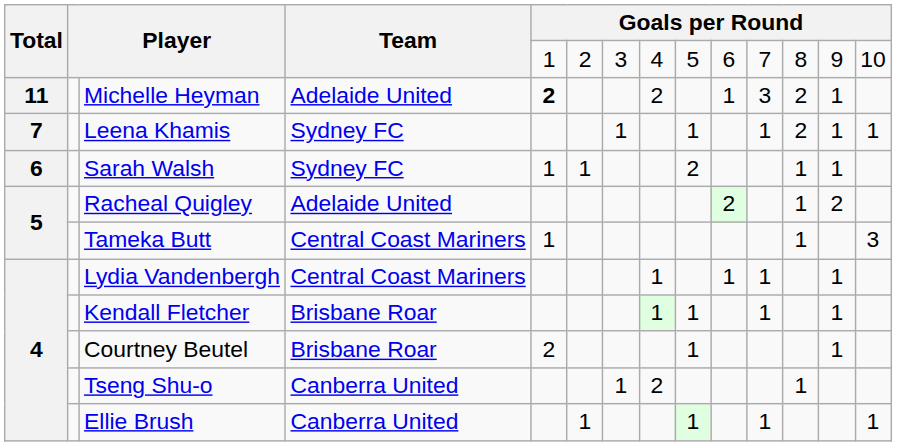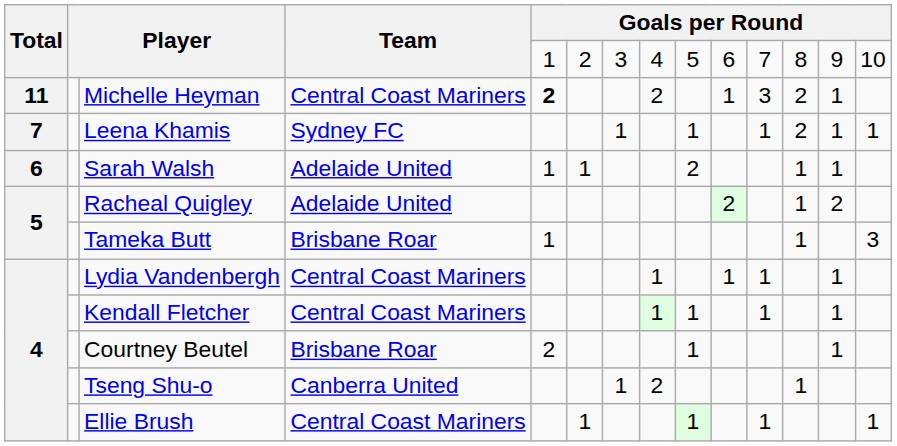(371, 95) Adelaide United -> (408, 95) Central Coast Mariners
(347, 167) Sydney FC -> (371, 167) Adelaide United
(408, 240) Central Coast Mariners -> (364, 240) Brisbane Roar
(364, 312) Brisbane Roar -> (408, 312) Central Coast Mariners
(374, 421) Canberra United -> (408, 421) Central Coast Mariners
